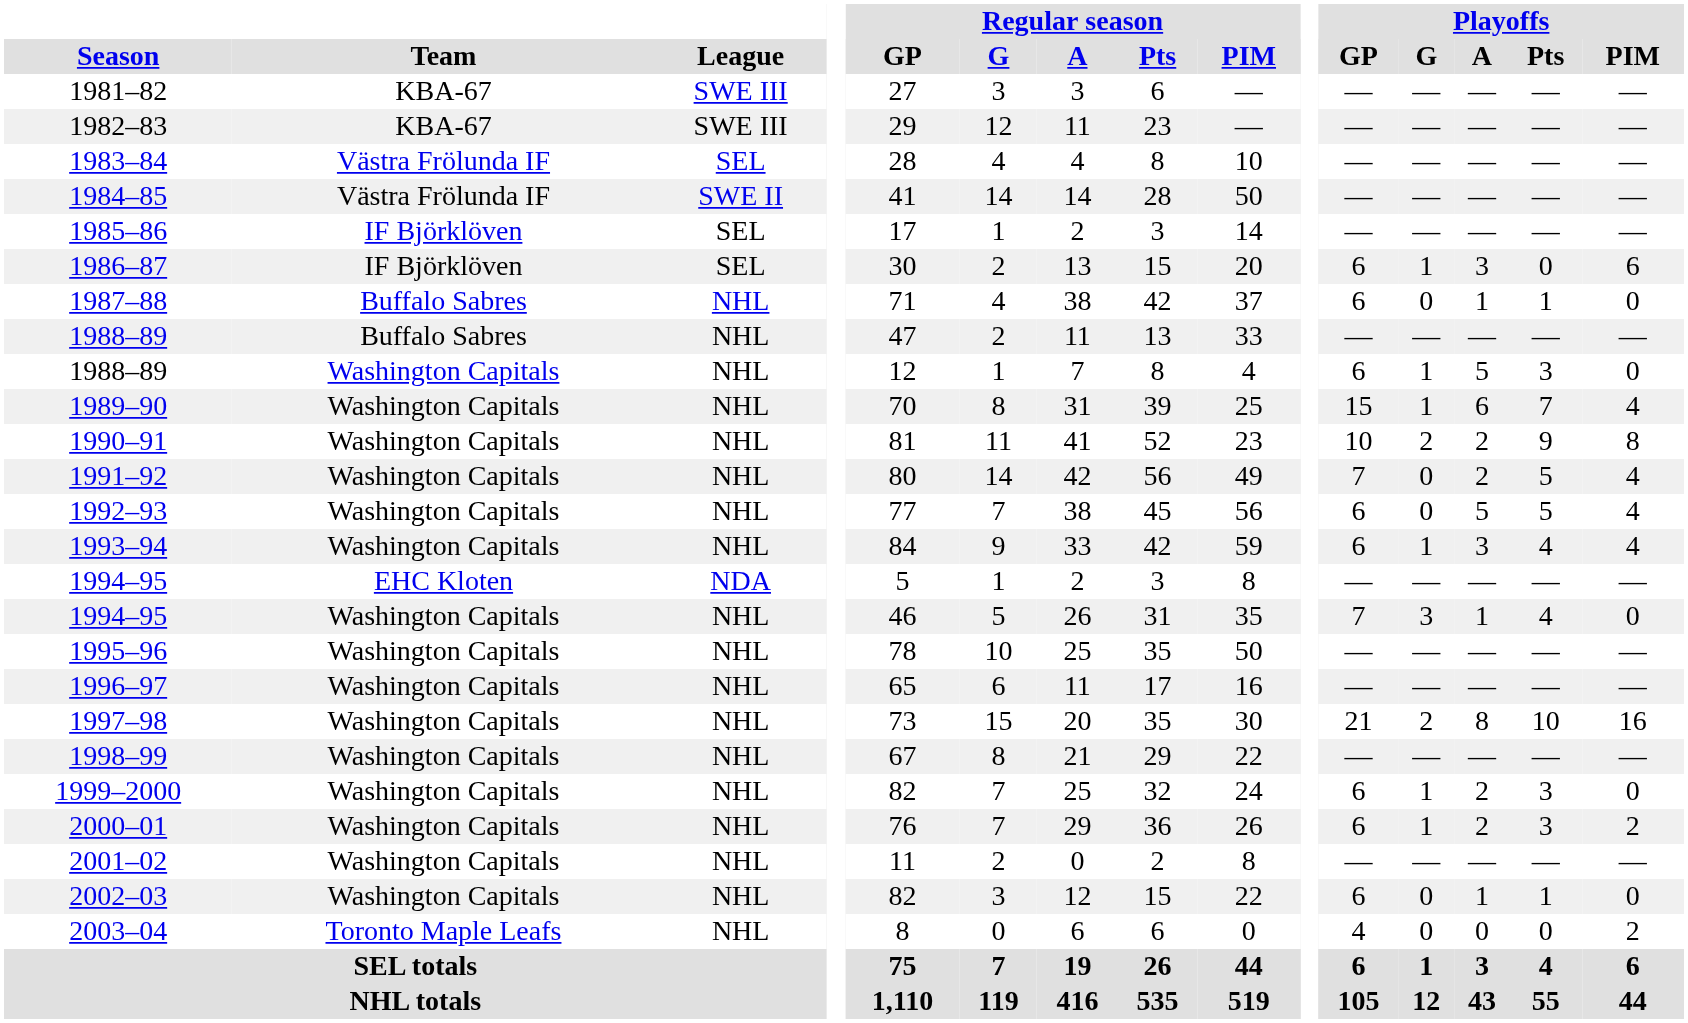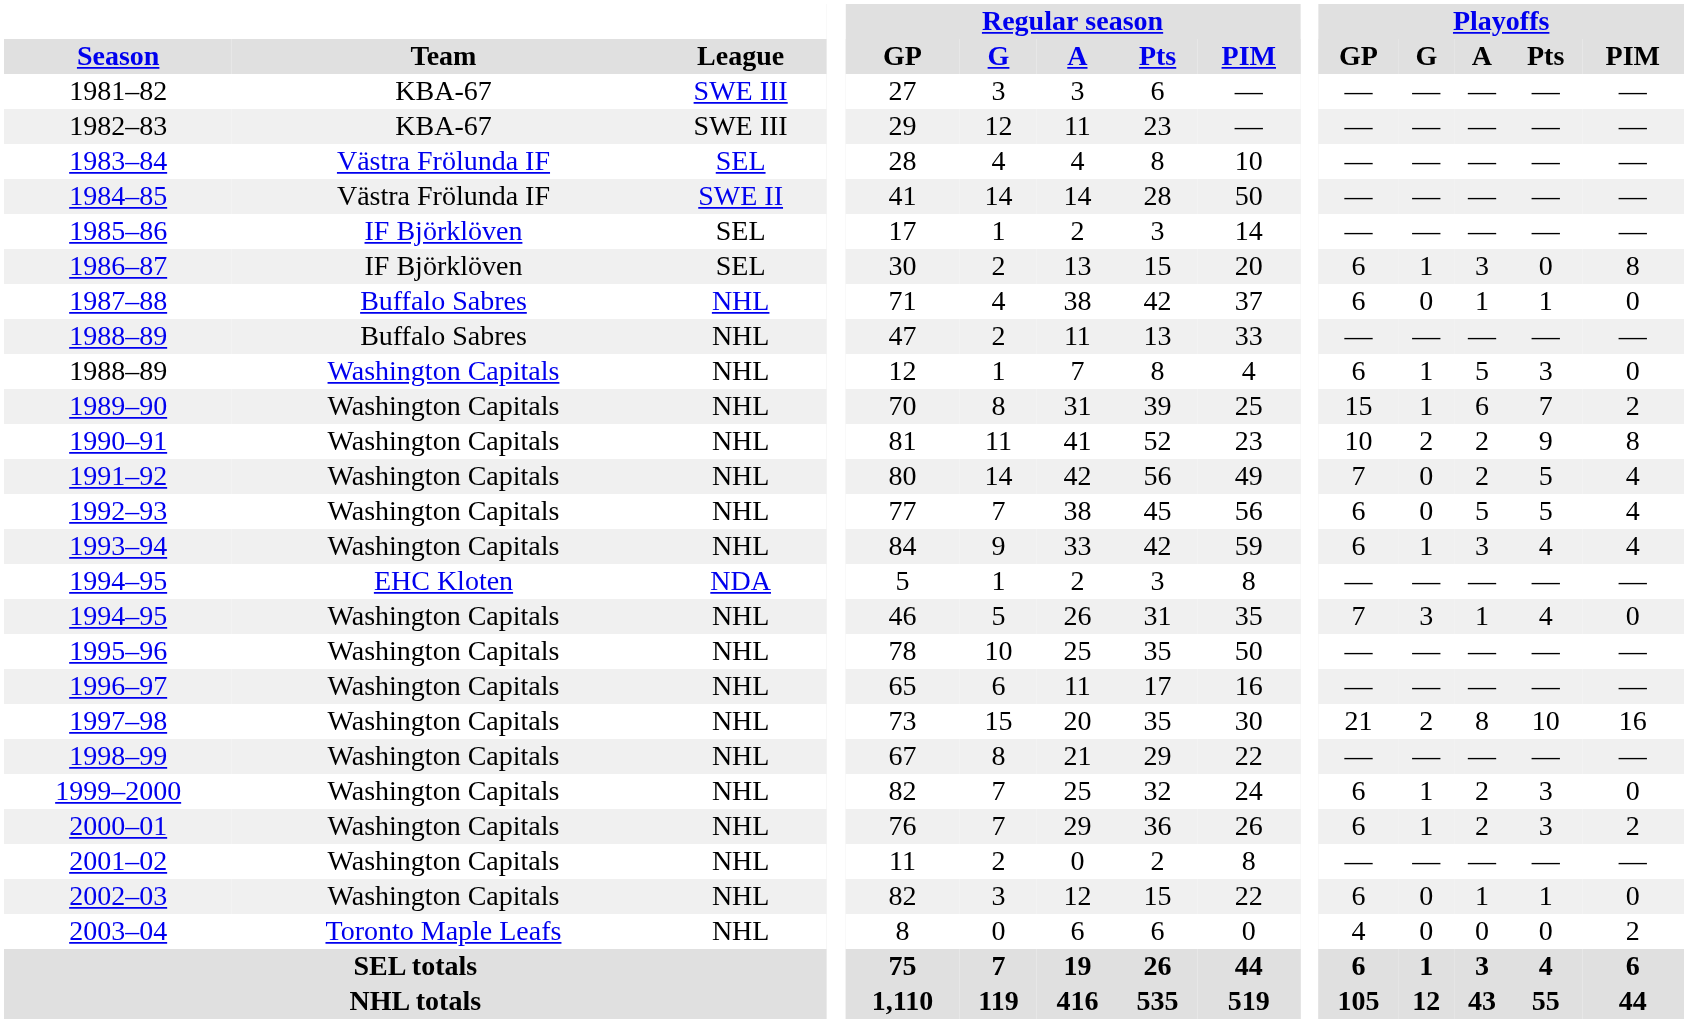(1633, 266) 6 -> (1633, 266) 8
(1633, 406) 4 -> (1633, 406) 2
